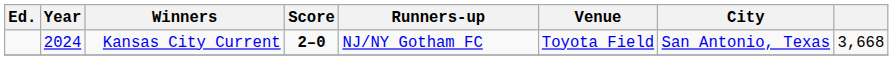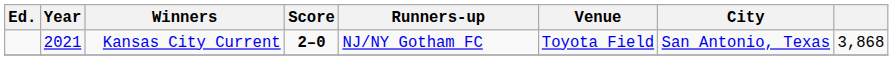(63, 43) 2024 -> (63, 43) 2021
(861, 43) 3,668 -> (861, 43) 3,868
